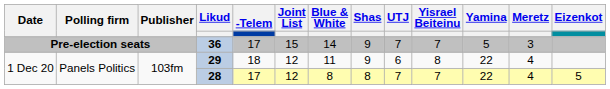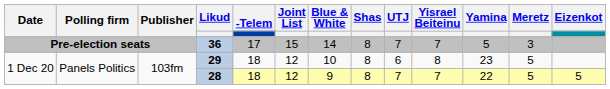(367, 44) 9 -> (367, 44) 8
(330, 60) 11 -> (330, 60) 10
(367, 60) 9 -> (367, 60) 8
(486, 60) 22 -> (486, 60) 23
(531, 60) 4 -> (531, 60) 5
(254, 76) 17 -> (254, 76) 18
(330, 76) 8 -> (330, 76) 9
(531, 76) 4 -> (531, 76) 5
